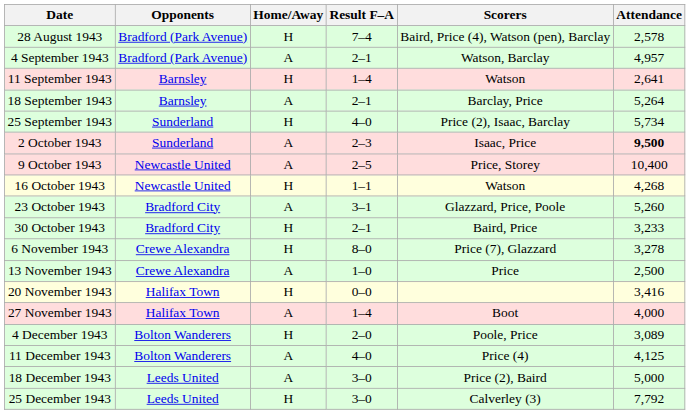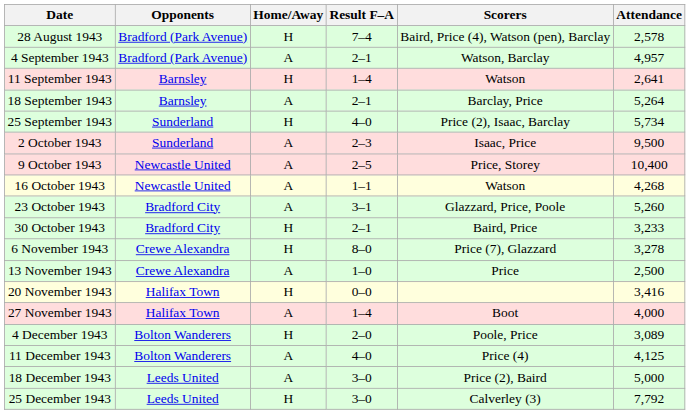(649, 143) bold -> (649, 143) normal
(288, 185) H -> (288, 185) A
